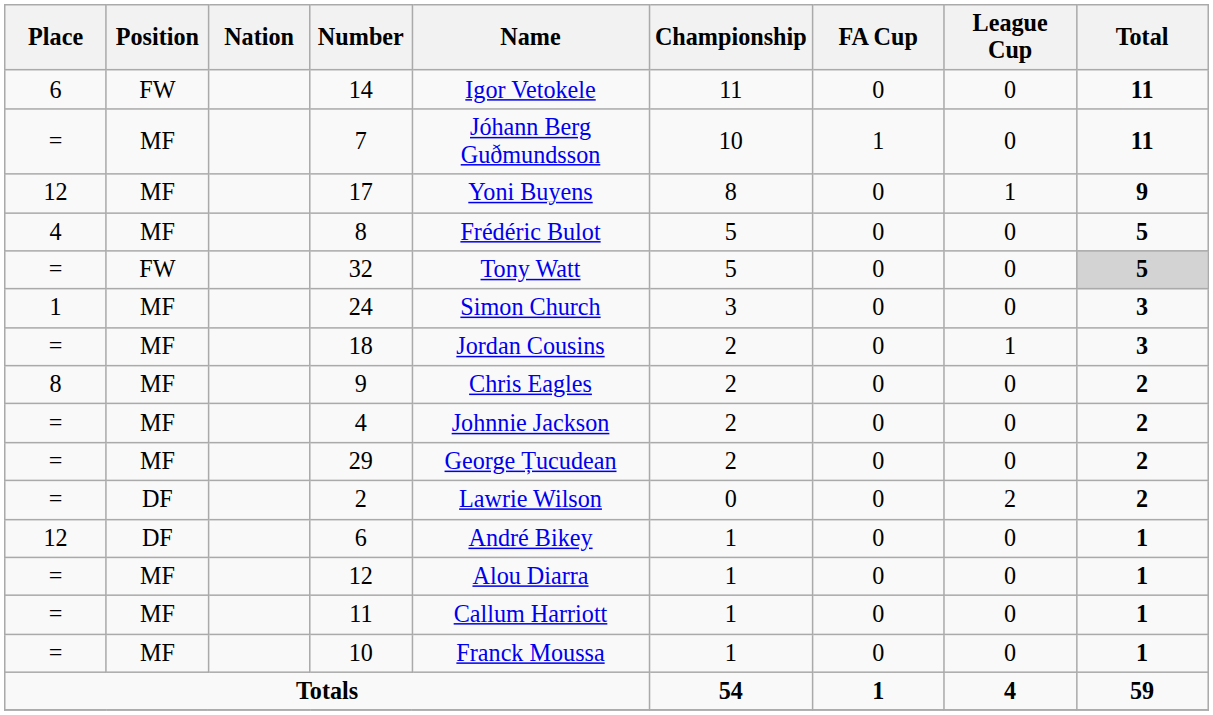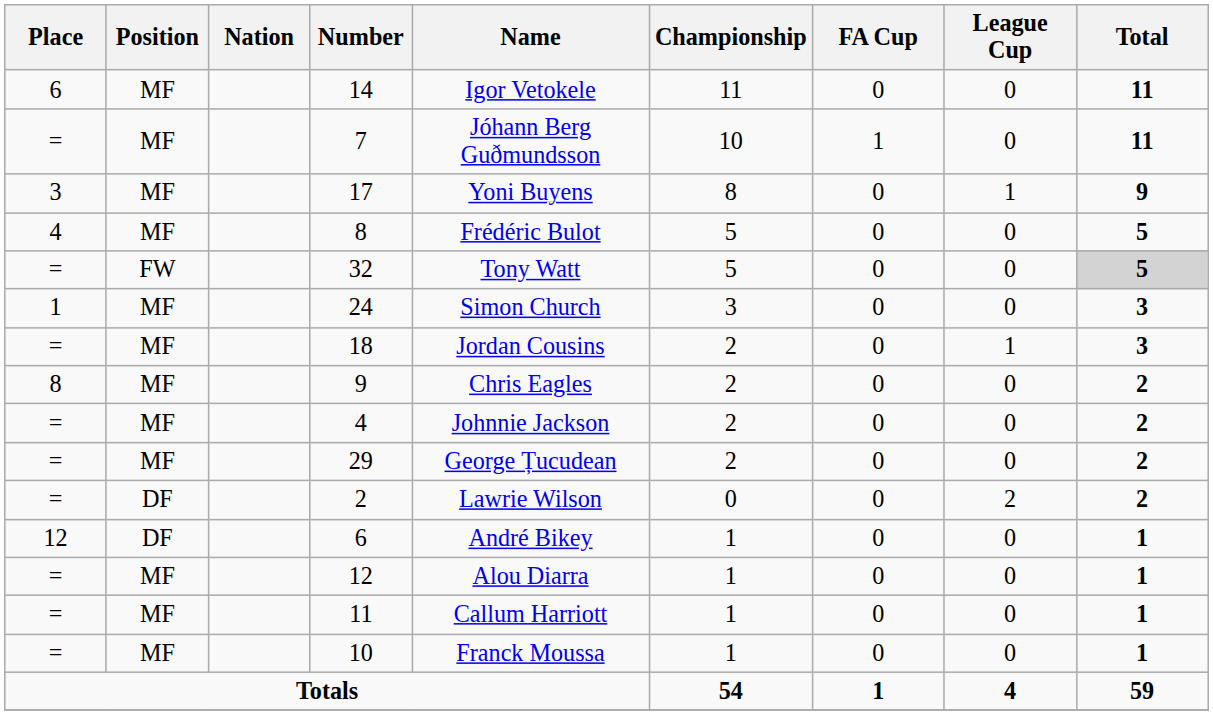(157, 89) FW -> (157, 89) MF
(56, 192) 12 -> (56, 192) 3
